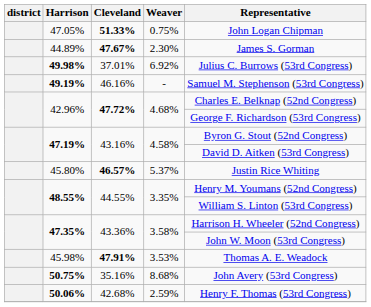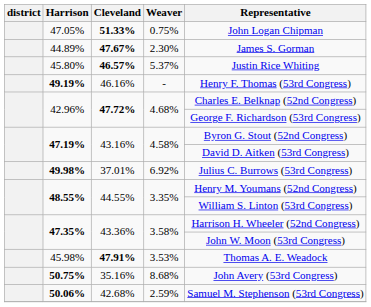rows swapped: (67, 65) <-> (67, 170)
(275, 83) Samuel M. Stephenson (53rd Congress) -> (275, 83) Henry F. Thomas (53rd Congress)
(275, 293) Henry F. Thomas (53rd Congress) -> (275, 293) Samuel M. Stephenson (53rd Congress)
